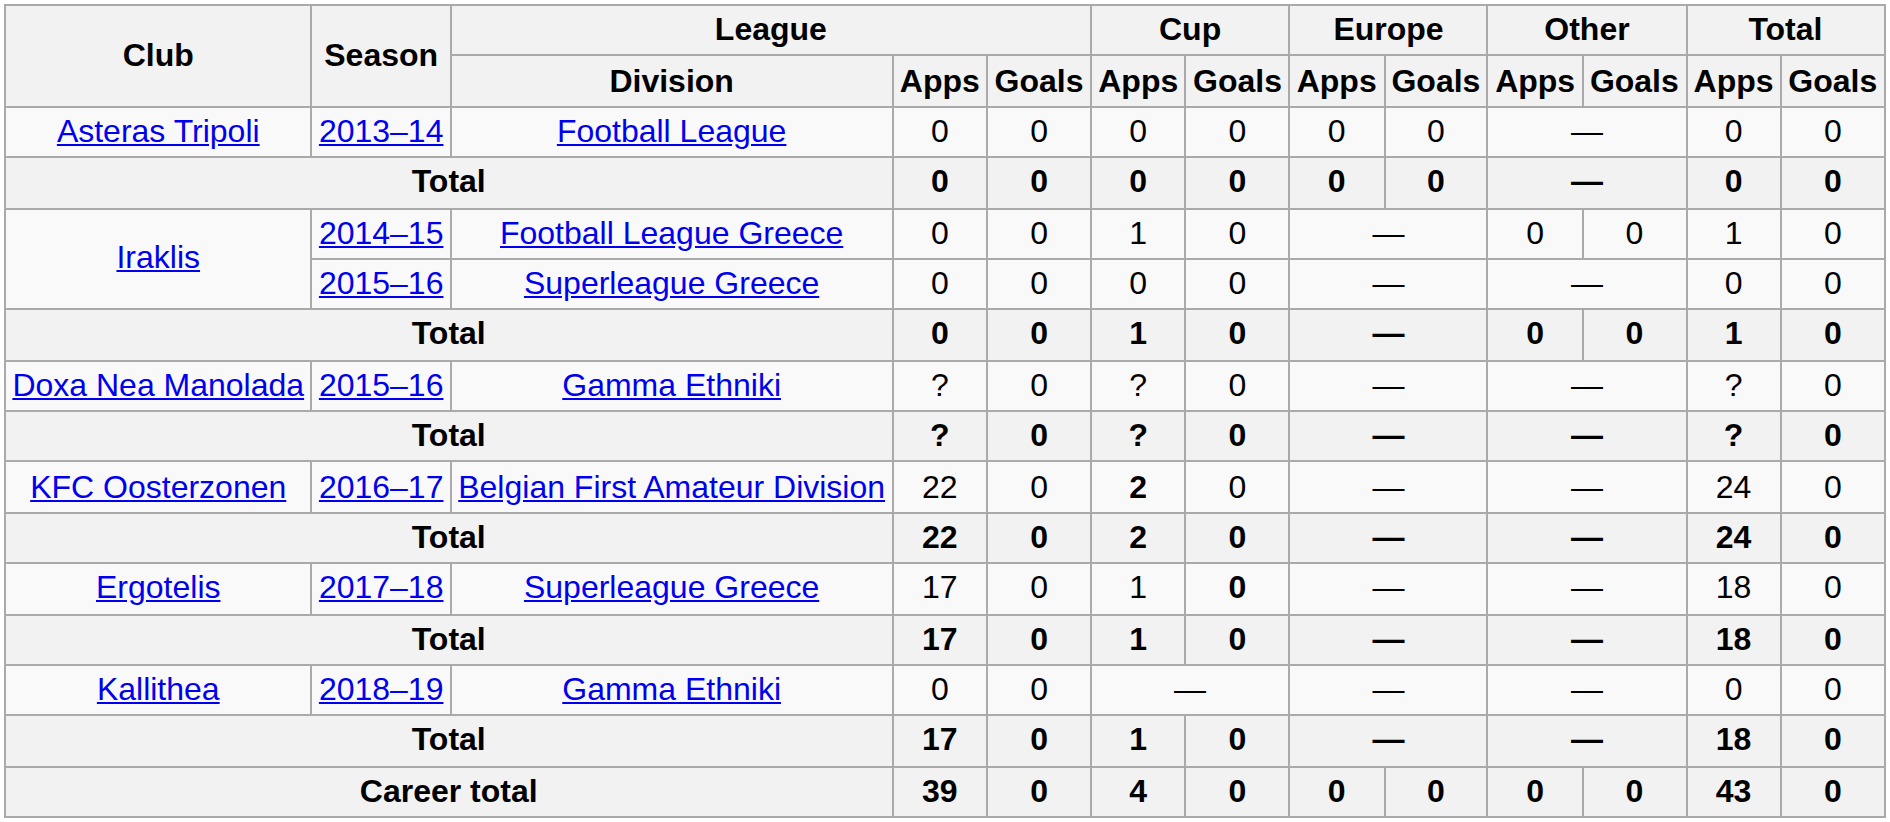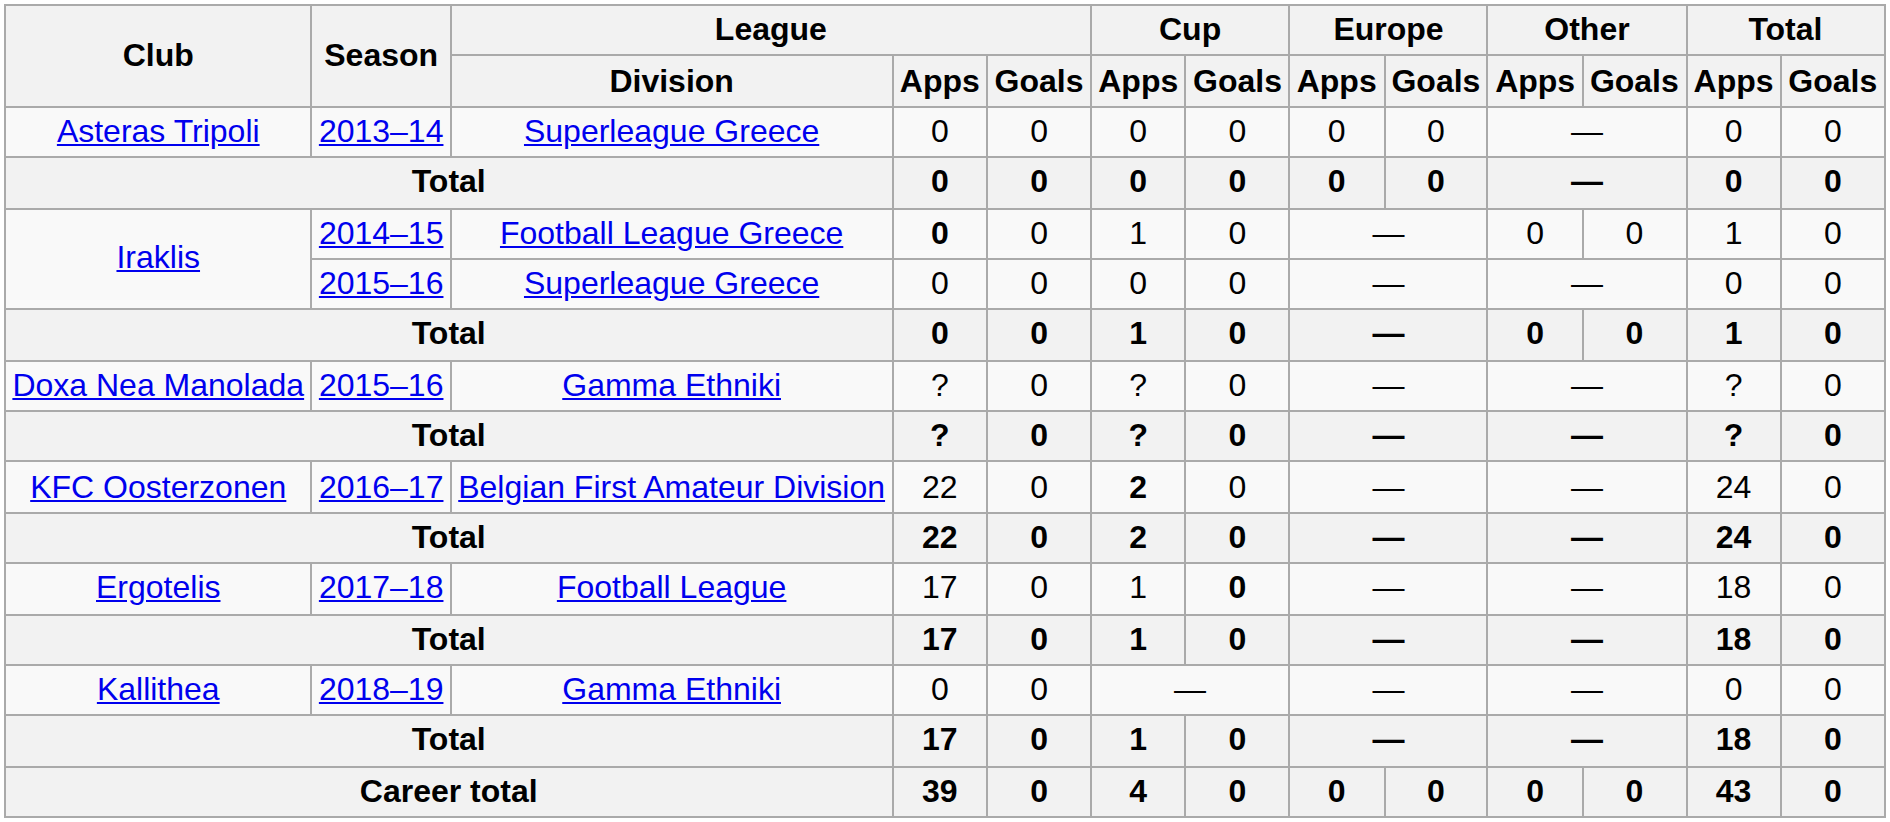(672, 131) Football League -> (672, 131) Superleague Greece
(940, 232) normal -> (940, 232) bold
(672, 588) Superleague Greece -> (672, 588) Football League
